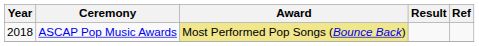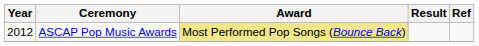(20, 32) 2018 -> (20, 32) 2012
